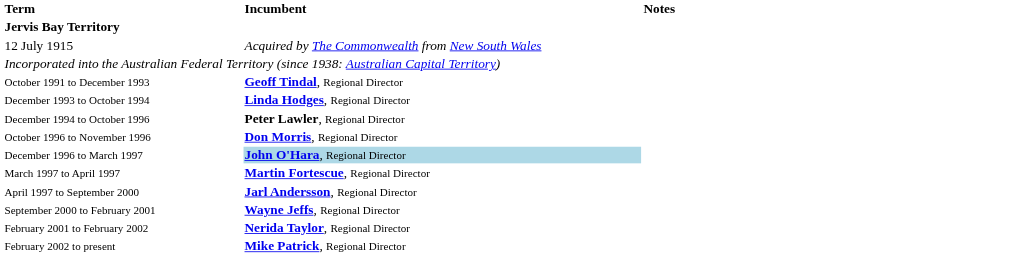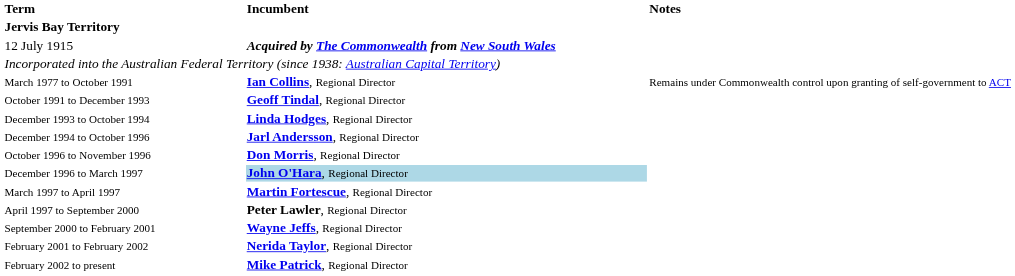(393, 45) normal -> (401, 45) bold
+ row: (69, 82)
(325, 118) Peter Lawler, Regional Director -> (333, 136) Jarl Andersson, Regional Director
(331, 191) Jarl Andersson, Regional Director -> (327, 209) Peter Lawler, Regional Director
